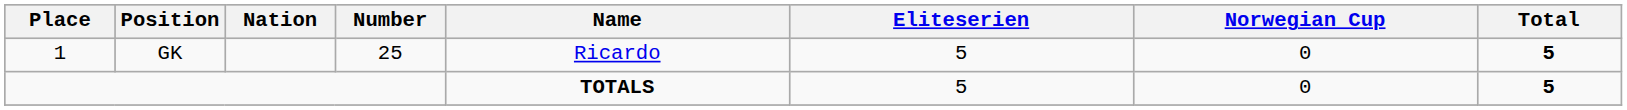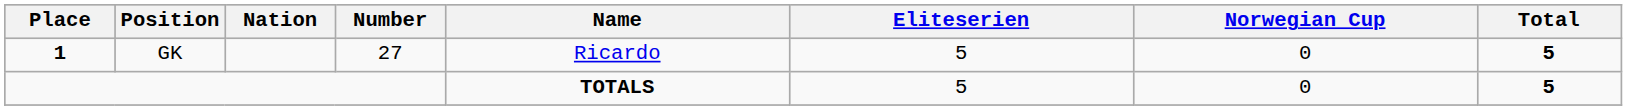(60, 55) normal -> (60, 55) bold
(390, 55) 25 -> (390, 55) 27
